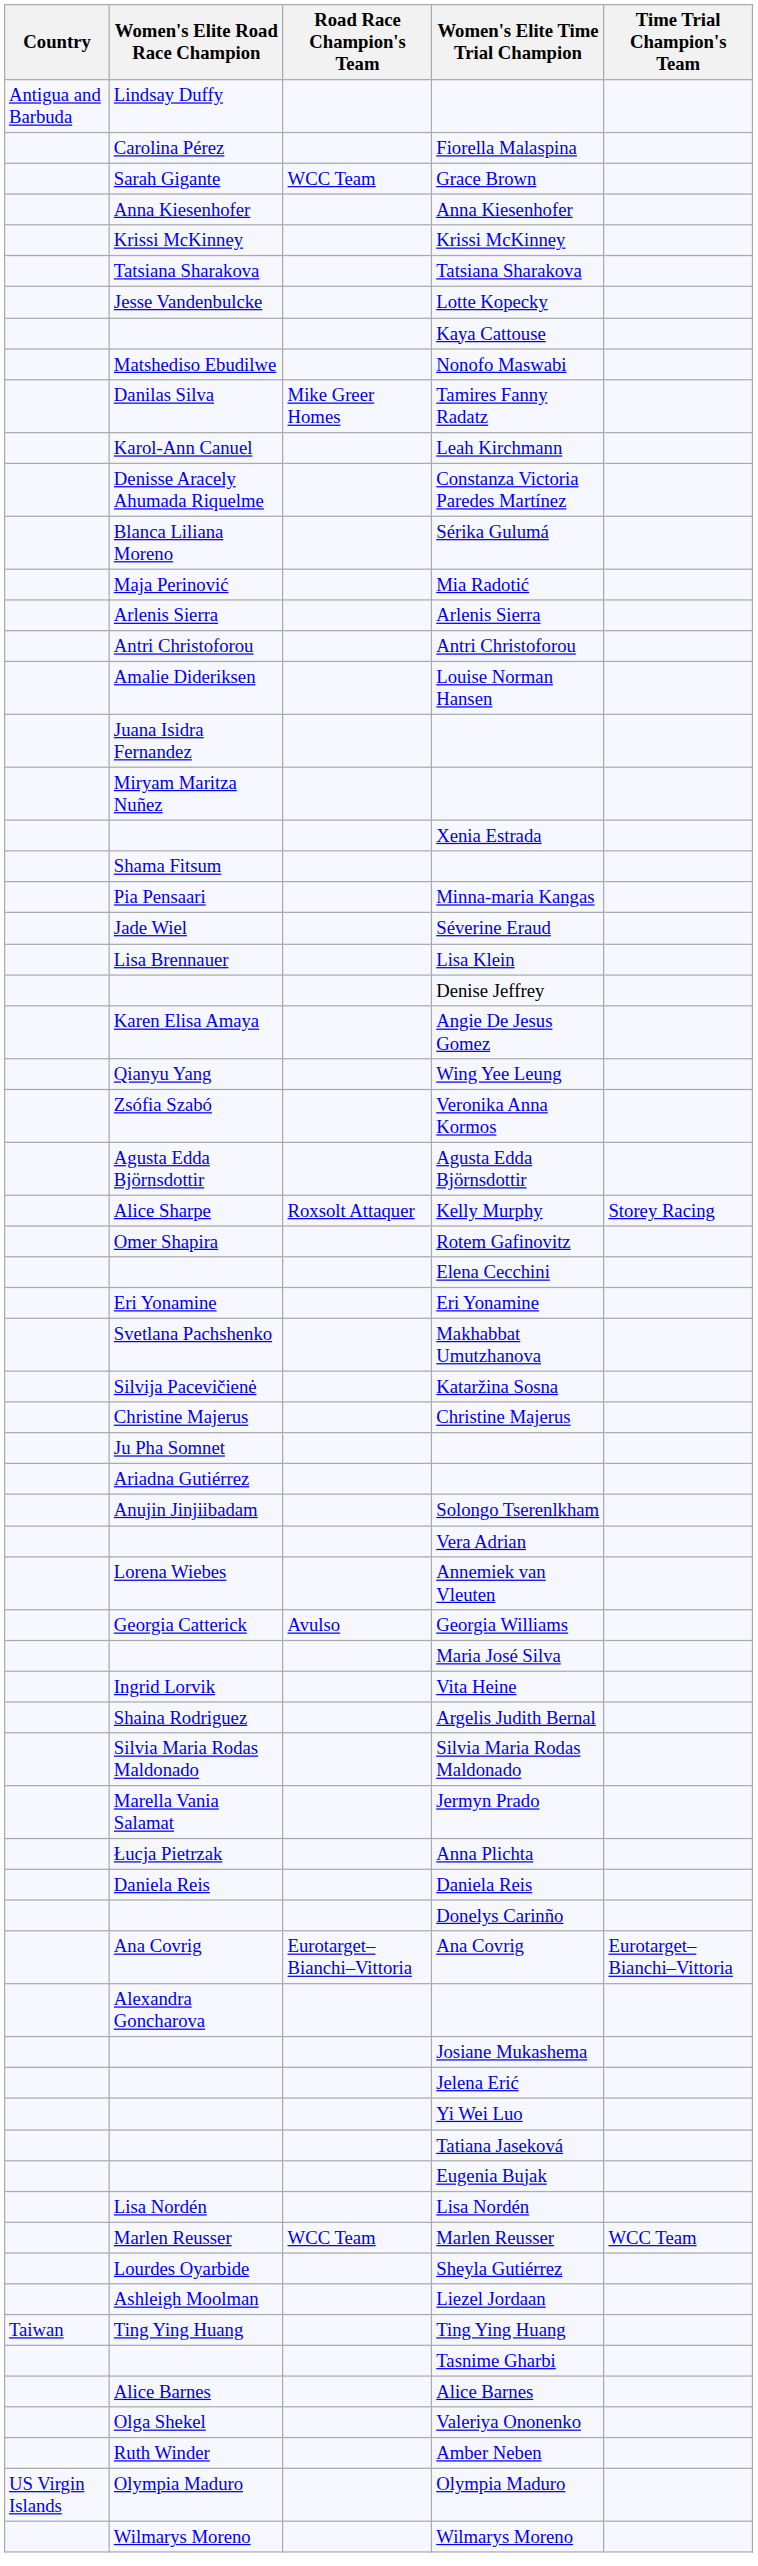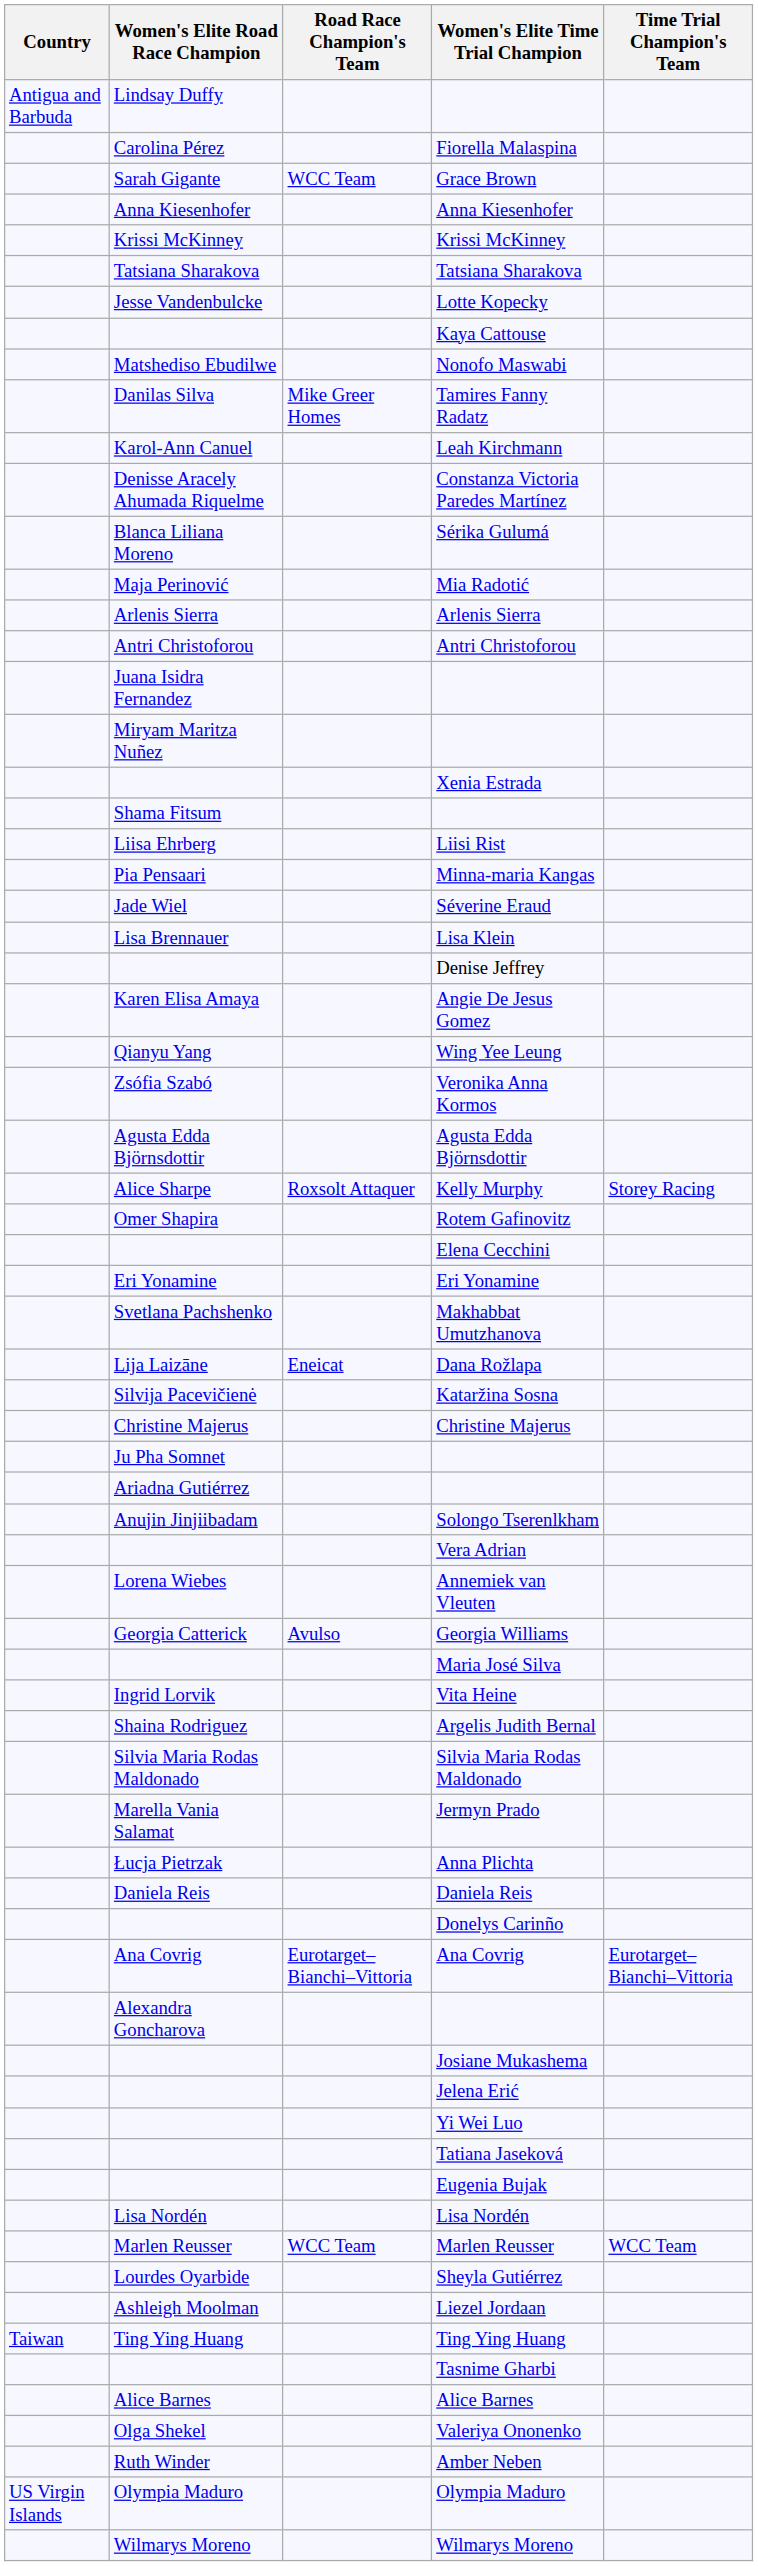- row: (185, 676)
+ row: (165, 844)
+ row: (161, 1364)
